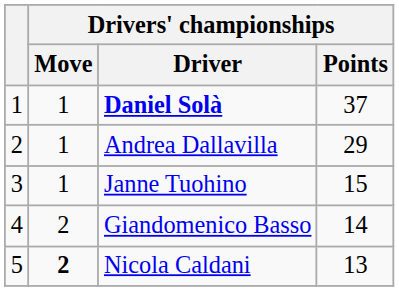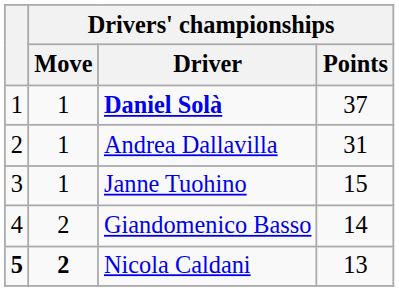(355, 144) 29 -> (355, 144) 31
(17, 265) normal -> (17, 265) bold
